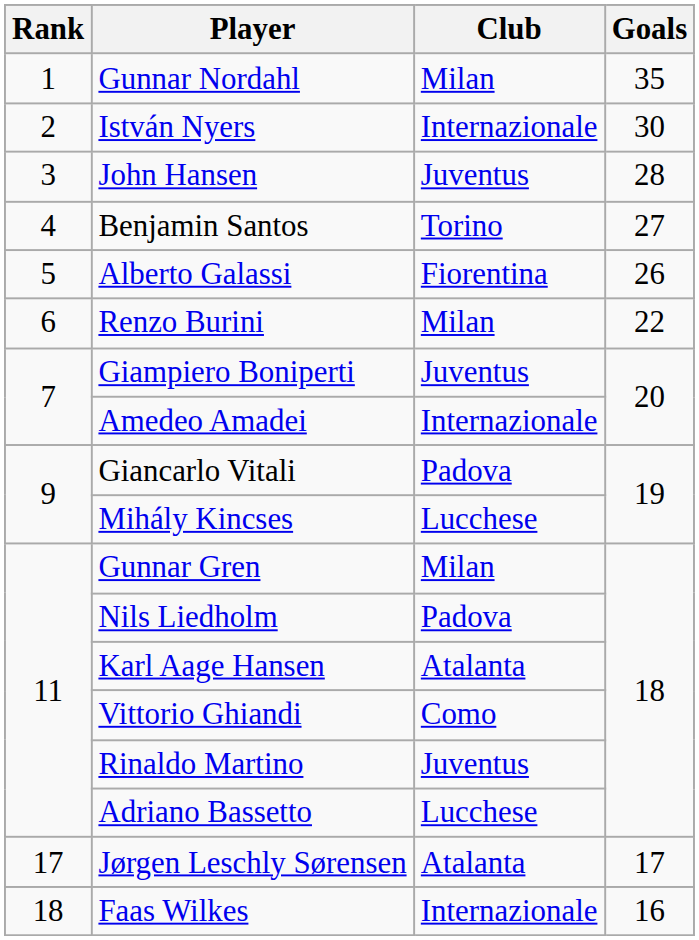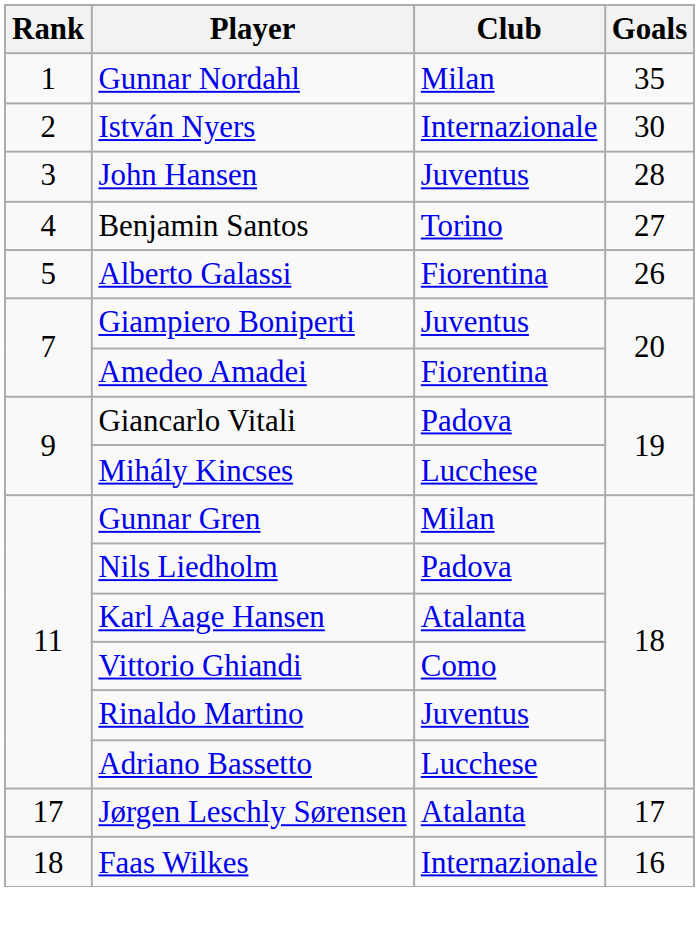- row: (181, 322)
(509, 420) Internazionale -> (484, 371) Fiorentina
